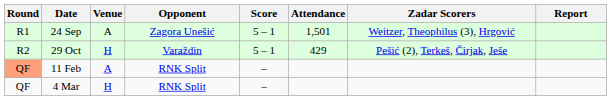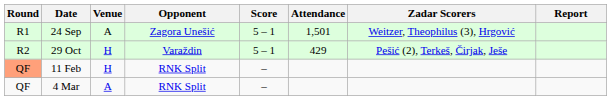(108, 68) A -> (108, 68) H
(108, 87) H -> (108, 87) A
